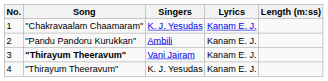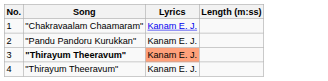- column: (175, 12)
(232, 55) no background -> (172, 55) lightsalmon background
